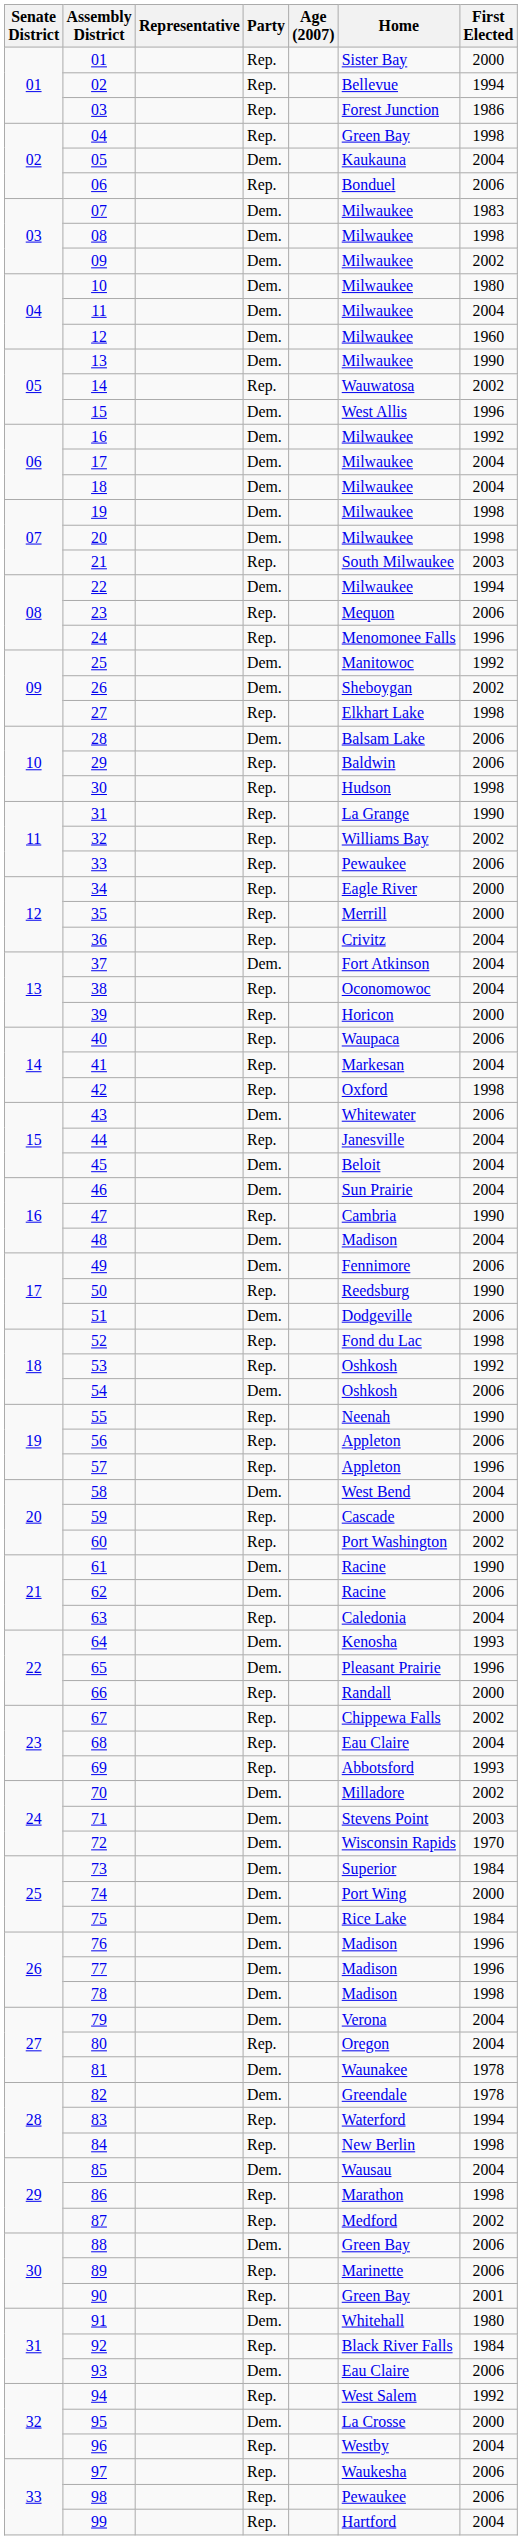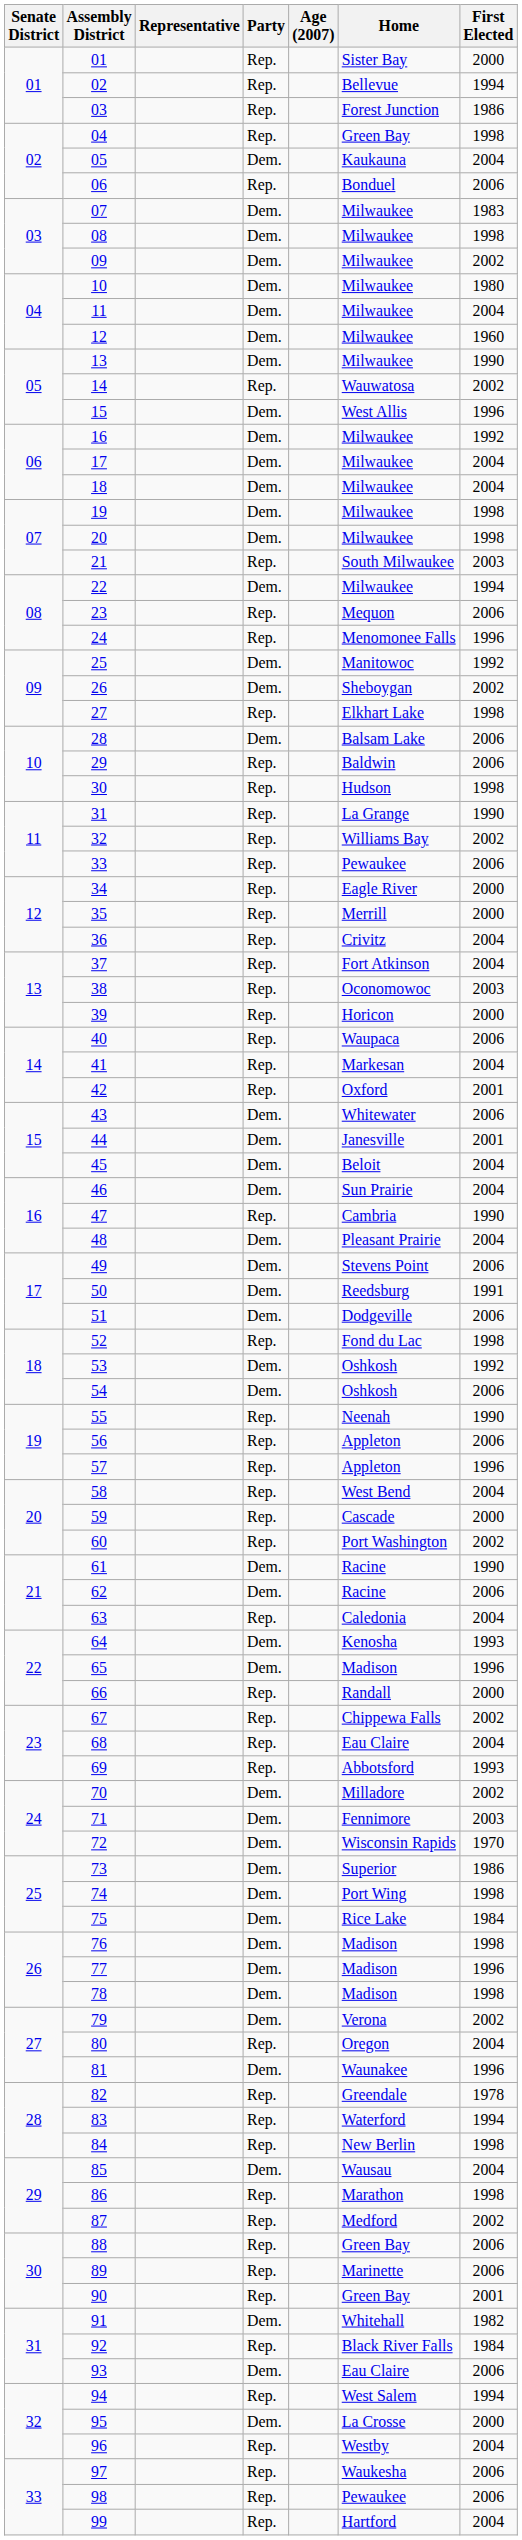(264, 964) Dem. -> (262, 964) Rep.
(488, 989) 2004 -> (488, 989) 2003
(488, 1089) 1998 -> (488, 1089) 2001
(262, 1140) Rep. -> (264, 1140) Dem.
(488, 1140) 2004 -> (488, 1140) 2001
(369, 1240) Madison -> (391, 1240) Pleasant Prairie
(376, 1265) Fennimore -> (385, 1265) Stevens Point
(262, 1290) Rep. -> (264, 1290) Dem.
(488, 1290) 1990 -> (488, 1290) 1991
(262, 1366) Rep. -> (264, 1366) Dem.
(264, 1491) Dem. -> (262, 1491) Rep.
(391, 1667) Pleasant Prairie -> (369, 1667) Madison
(385, 1818) Stevens Point -> (376, 1818) Fennimore
(488, 1868) 1984 -> (488, 1868) 1986
(488, 1893) 2000 -> (488, 1893) 1998
(488, 1944) 1996 -> (488, 1944) 1998
(488, 2019) 2004 -> (488, 2019) 2002
(488, 2069) 1978 -> (488, 2069) 1996
(264, 2094) Dem. -> (262, 2094) Rep.
(264, 2245) Dem. -> (262, 2245) Rep.
(488, 2320) 1980 -> (488, 2320) 1982
(488, 2396) 1992 -> (488, 2396) 1994
